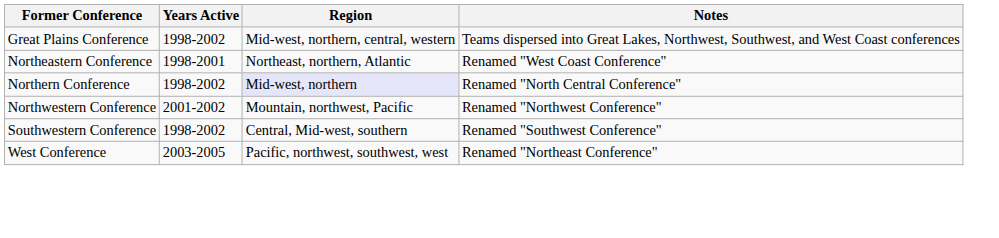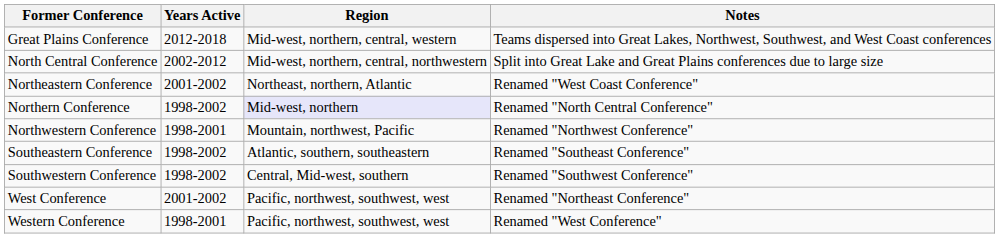(194, 38) 1998-2002 -> (195, 38) 2012-2018
+ row: (83, 61)
(194, 61) 1998-2001 -> (195, 84) 2001-2002
(194, 107) 2001-2002 -> (195, 130) 1998-2001
+ row: (80, 152)
(194, 152) 2003-2005 -> (195, 198) 2001-2002
+ row: (66, 221)
